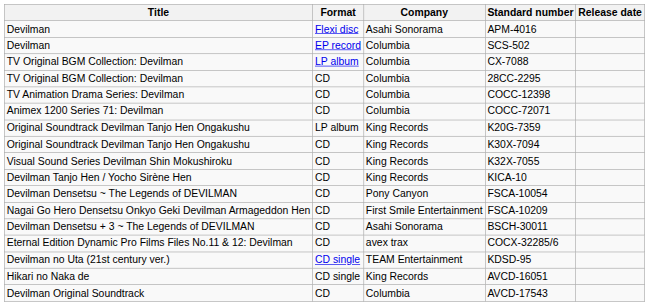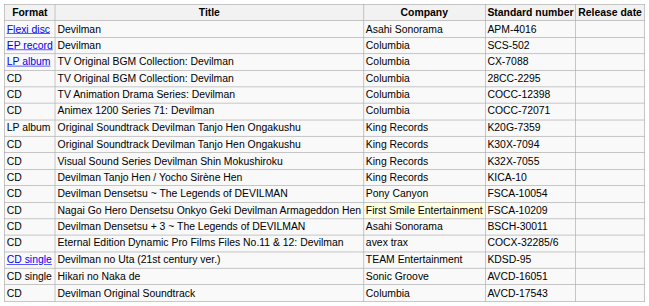columns swapped: (158, 12) <-> (338, 12)
(424, 210) no background -> (424, 210) lightyellow background
(397, 276) King Records -> (397, 276) Sonic Groove
